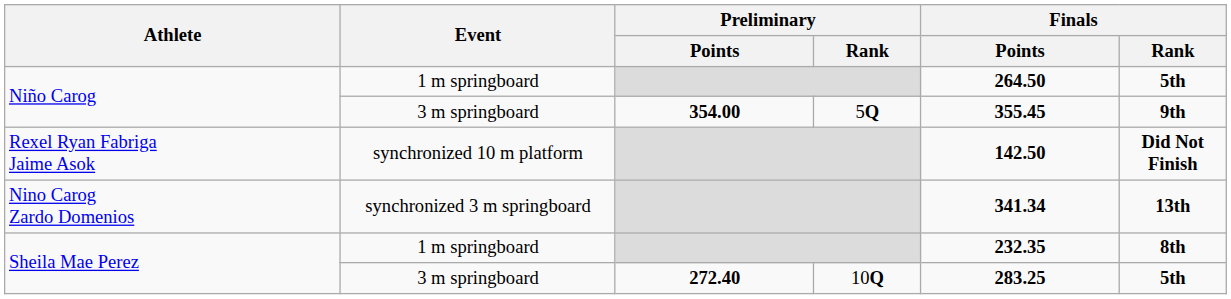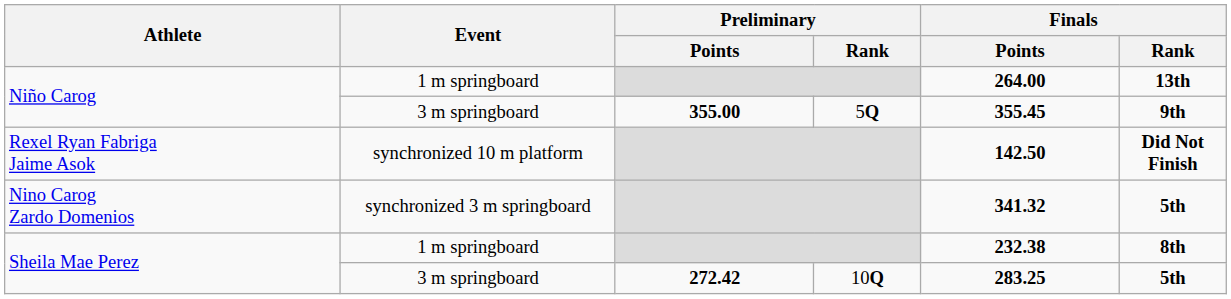(1020, 81) 264.50 -> (1020, 81) 264.00
(1173, 81) 5th -> (1173, 81) 13th
(715, 112) 354.00 -> (715, 112) 355.00
(1020, 206) 341.34 -> (1020, 206) 341.32
(1173, 206) 13th -> (1173, 206) 5th
(1020, 247) 232.35 -> (1020, 247) 232.38
(715, 278) 272.40 -> (715, 278) 272.42
